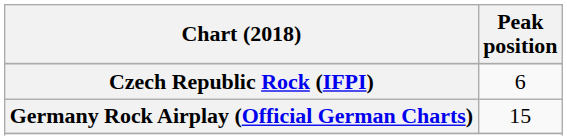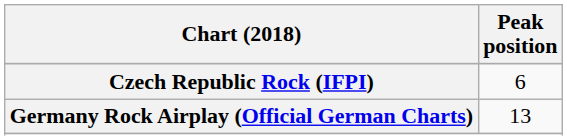(520, 116) 15 -> (520, 116) 13
